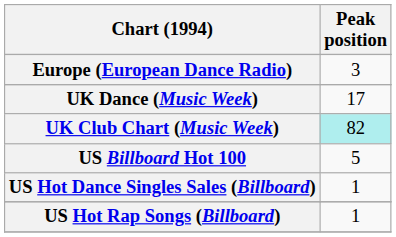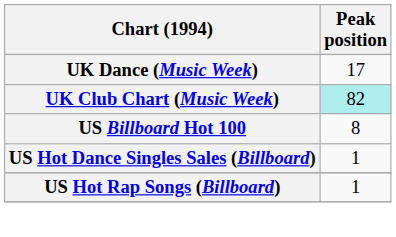- row: (162, 69)
(356, 157) 5 -> (356, 128) 8
